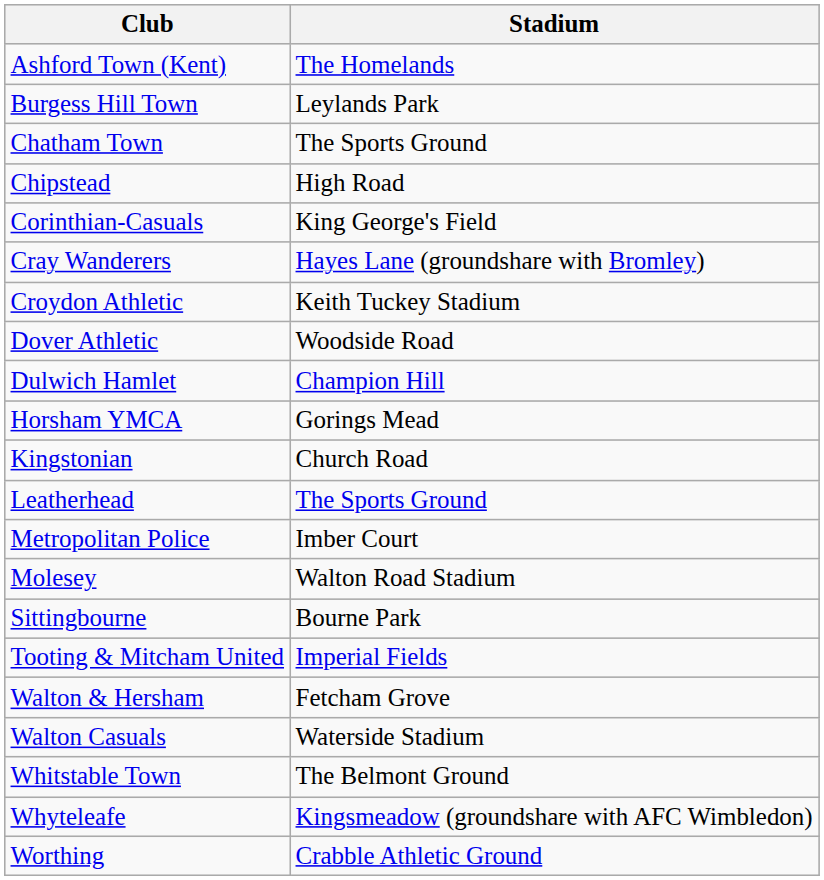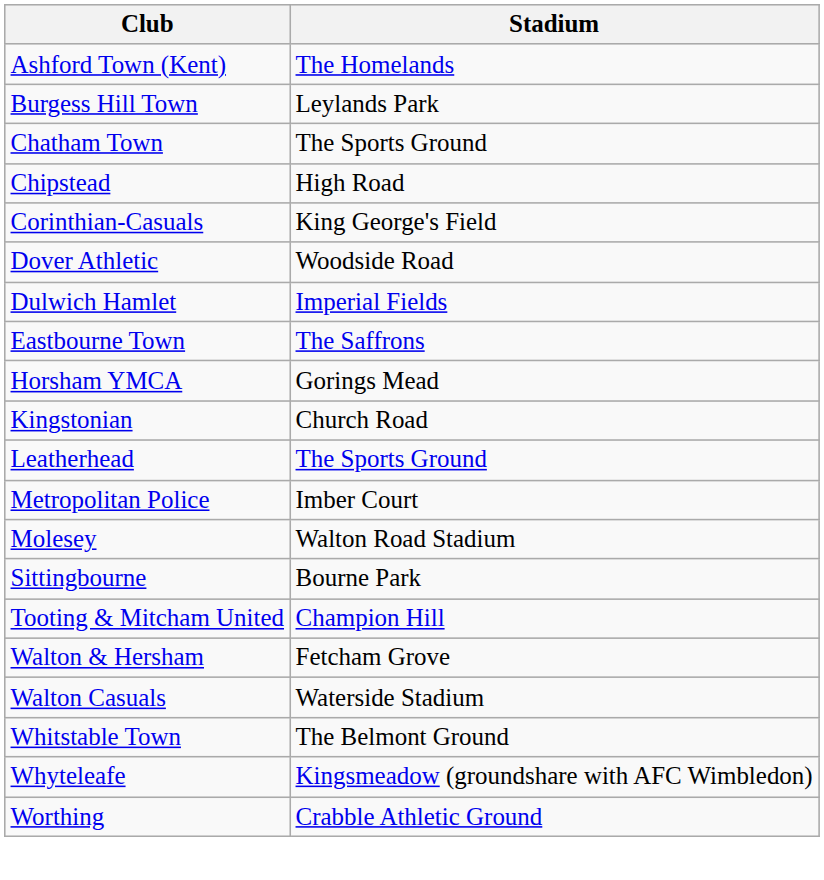- row: (91, 261)
- row: (97, 301)
(370, 380) Champion Hill -> (371, 301) Imperial Fields
+ row: (98, 340)
(371, 657) Imperial Fields -> (370, 618) Champion Hill
